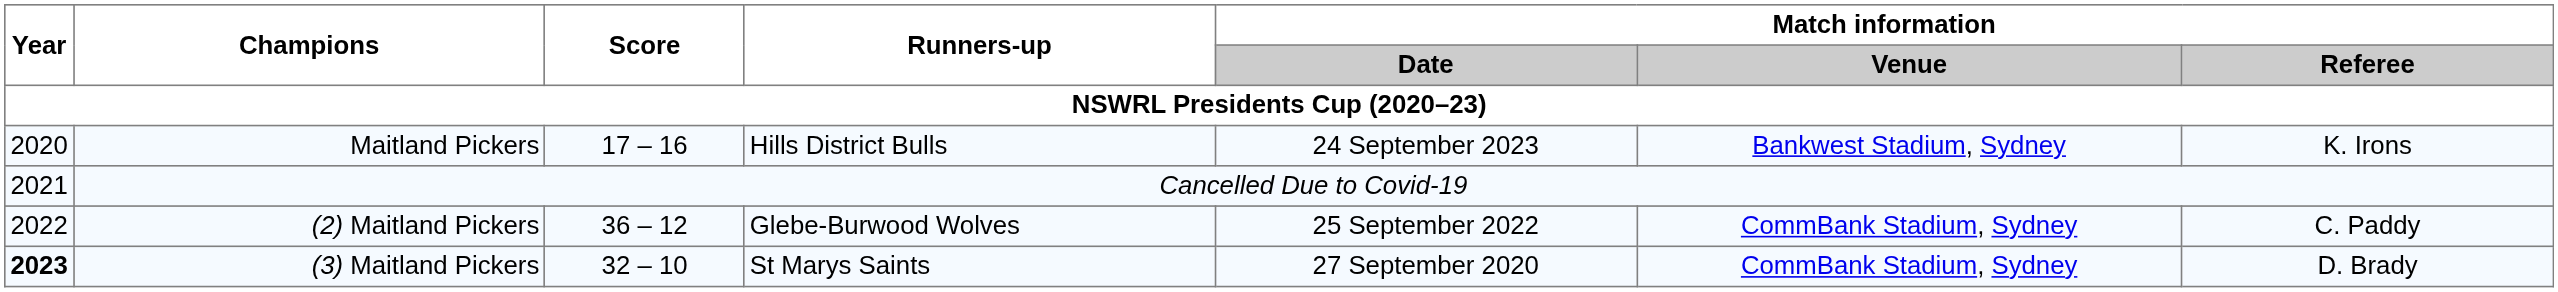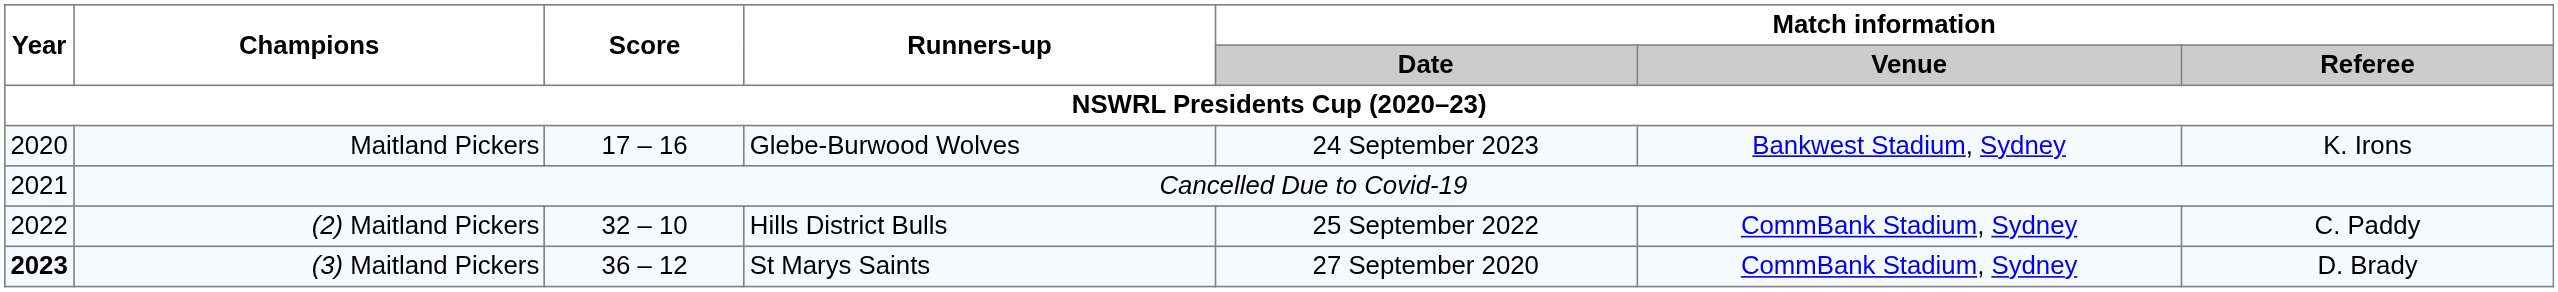(849, 145) Hills District Bulls -> (885, 145) Glebe-Burwood Wolves
(645, 225) 36 – 12 -> (645, 225) 32 – 10
(885, 225) Glebe-Burwood Wolves -> (849, 225) Hills District Bulls
(645, 266) 32 – 10 -> (645, 266) 36 – 12
